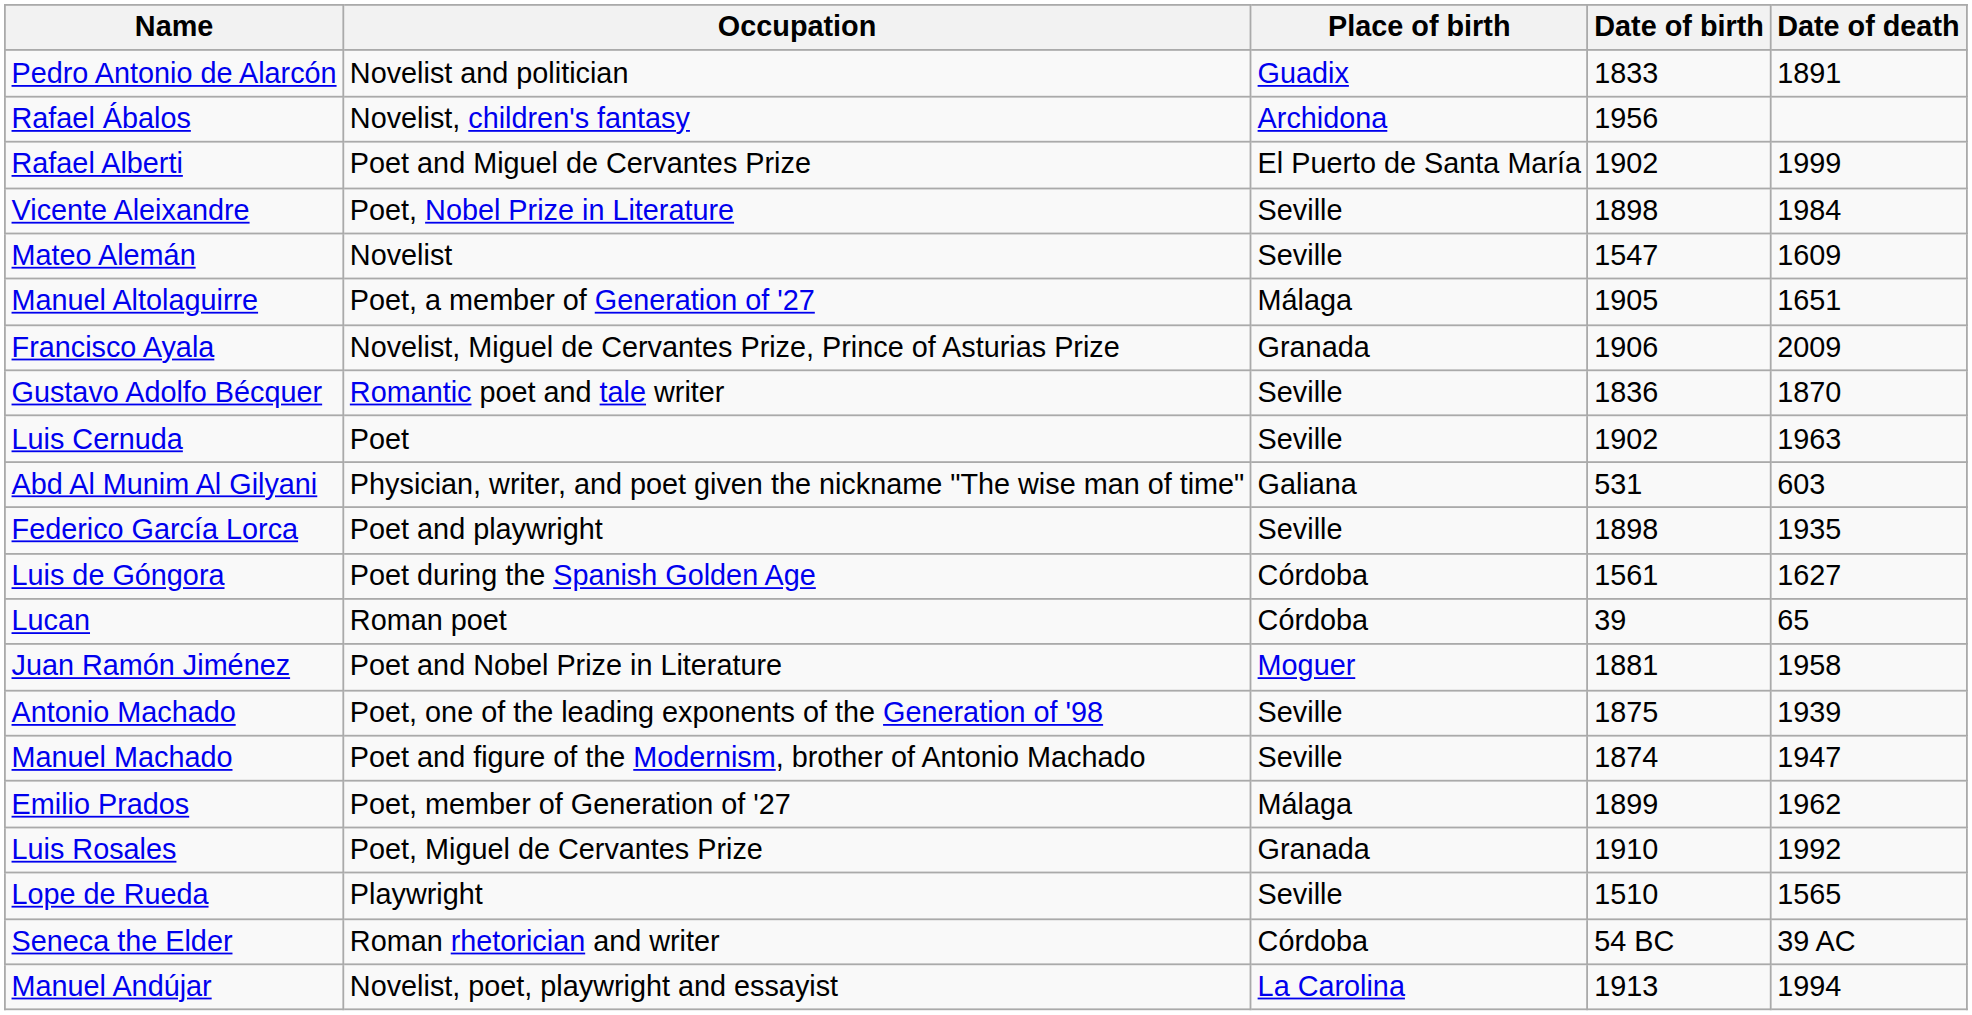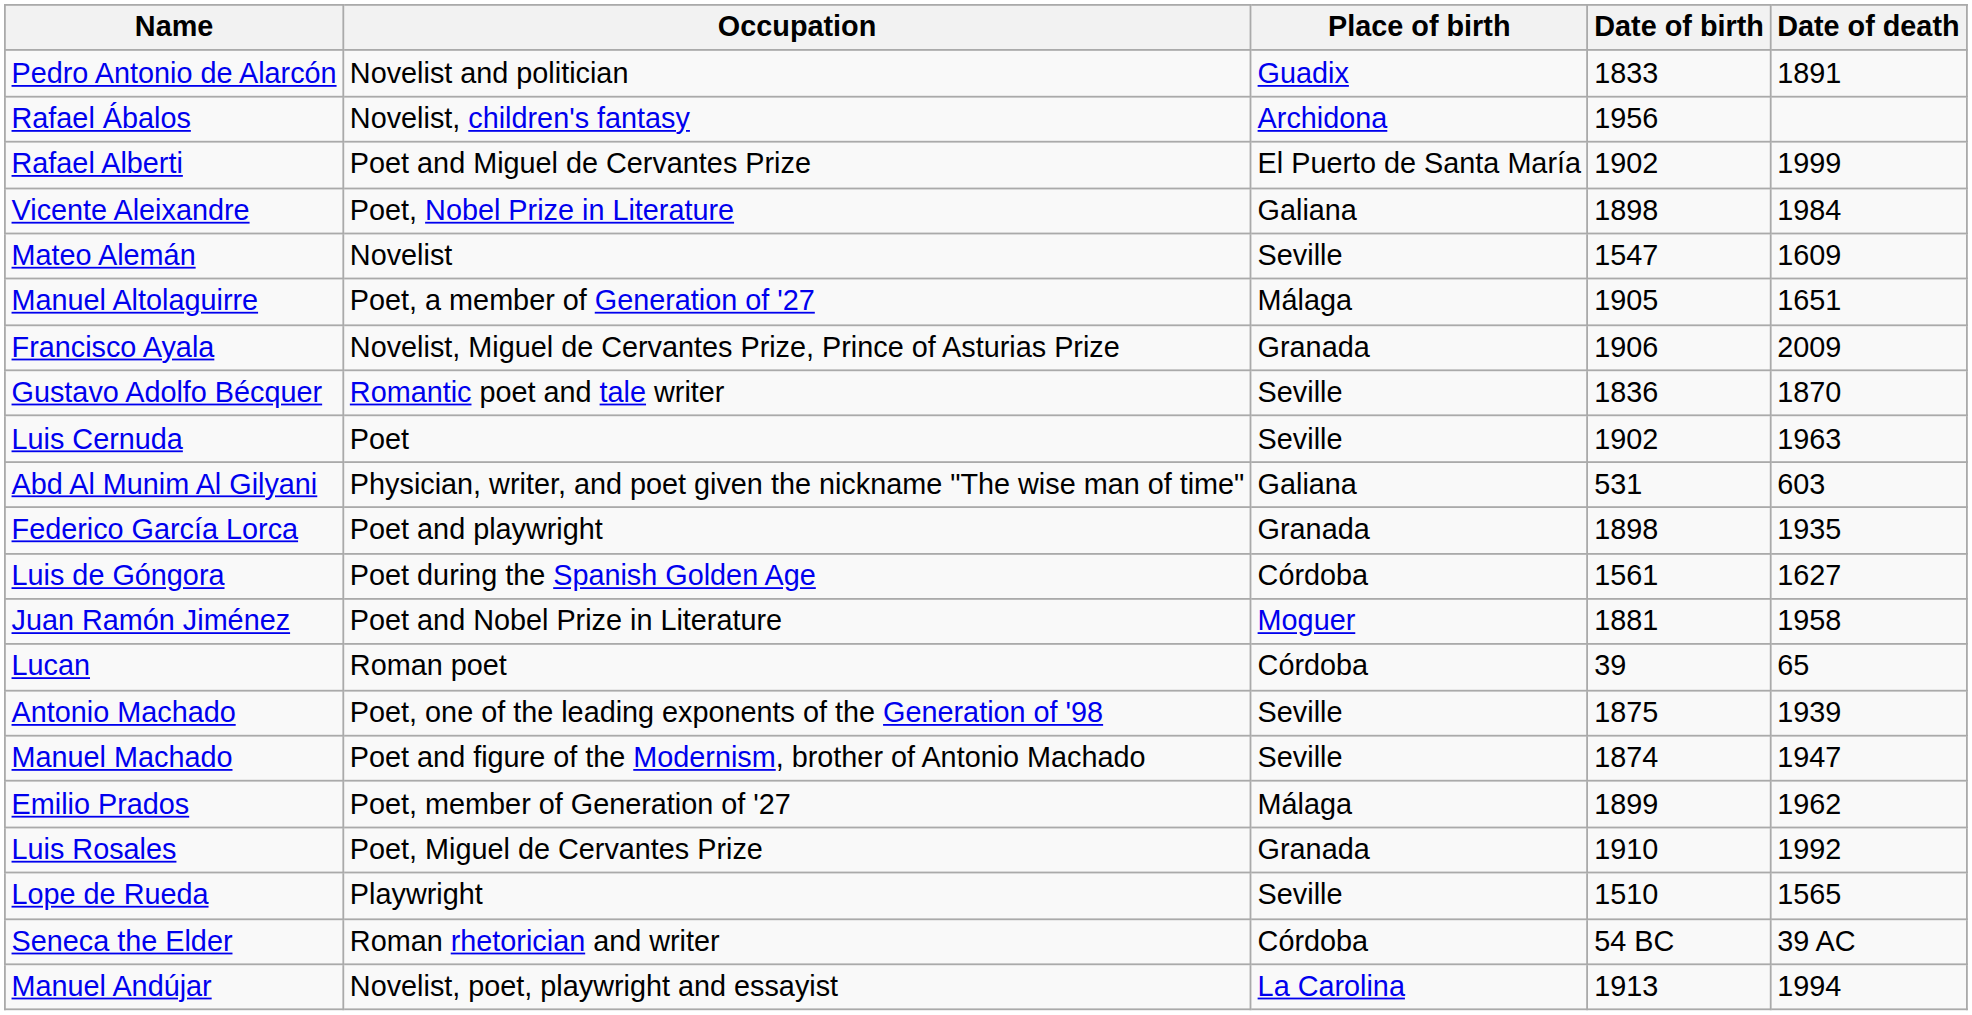(1300, 210) Seville -> (1307, 210) Galiana
(1300, 529) Seville -> (1314, 529) Granada
rows swapped: (151, 666) <-> (51, 621)
